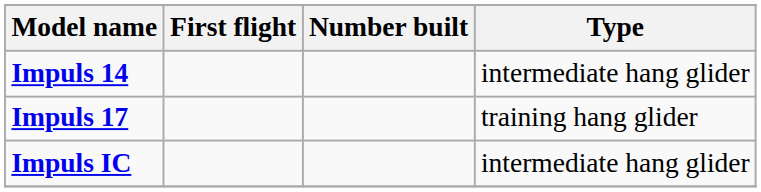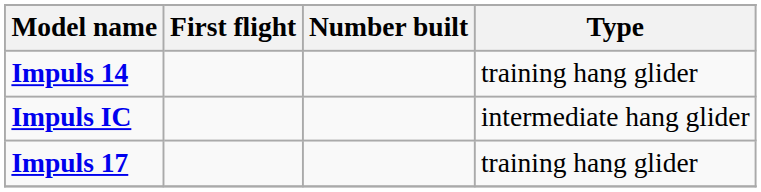(615, 72) intermediate hang glider -> (589, 72) training hang glider
rows swapped: (70, 118) <-> (71, 163)
